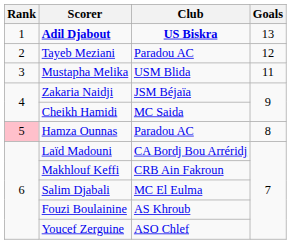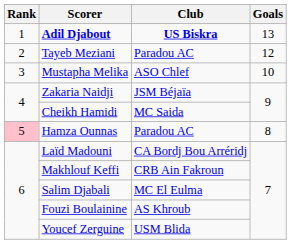(162, 72) USM Blida -> (161, 72) ASO Chlef
(268, 72) 11 -> (268, 72) 10
(161, 229) ASO Chlef -> (162, 229) USM Blida
